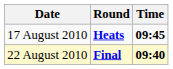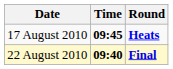columns swapped: (150, 14) <-> (111, 14)
